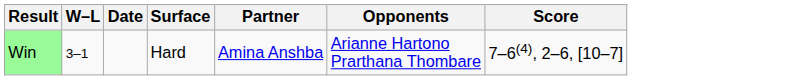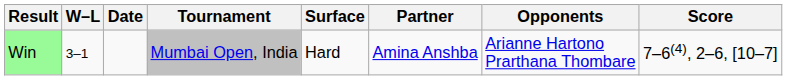+ column: (224, 17)
